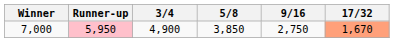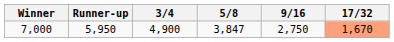(101, 30) pink background -> (101, 30) no background
(229, 30) 3,850 -> (229, 30) 3,847
